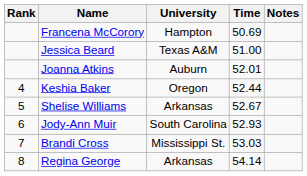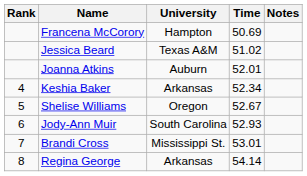(247, 50) 51.00 -> (247, 50) 51.02
(188, 87) Oregon -> (188, 87) Arkansas
(247, 87) 52.44 -> (247, 87) 52.34
(188, 106) Arkansas -> (188, 106) Oregon
(247, 143) 53.03 -> (247, 143) 53.01
